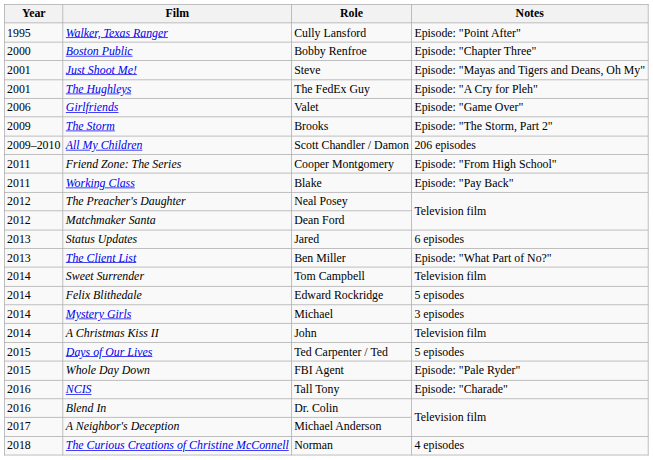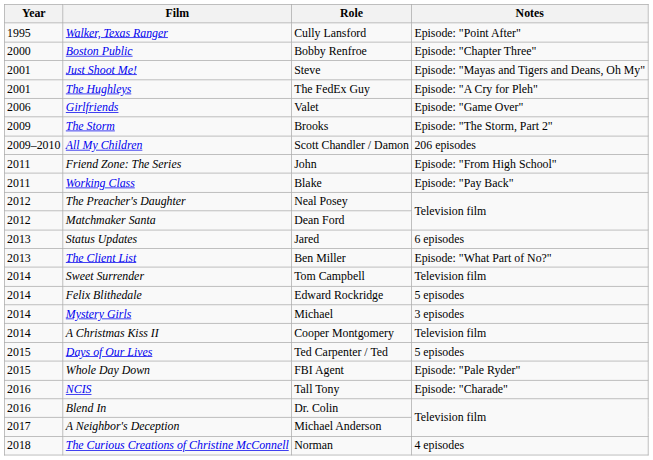(344, 164) Cooper Montgomery -> (305, 164) John
(305, 333) John -> (344, 333) Cooper Montgomery
